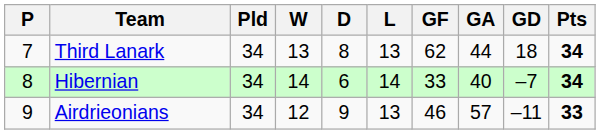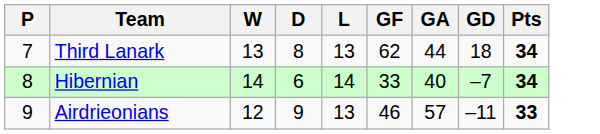- column: (253, 19)
